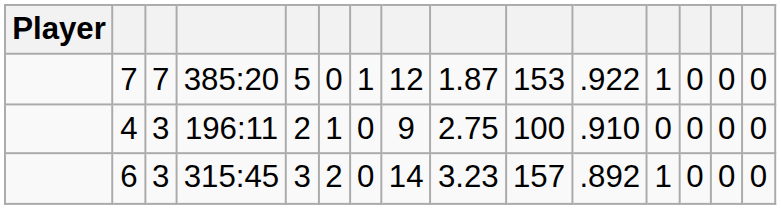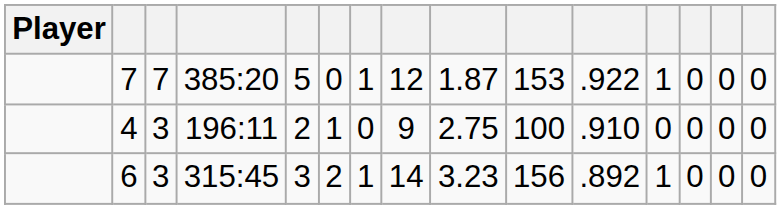(366, 177) 0 -> (366, 177) 1
(539, 177) 157 -> (539, 177) 156
